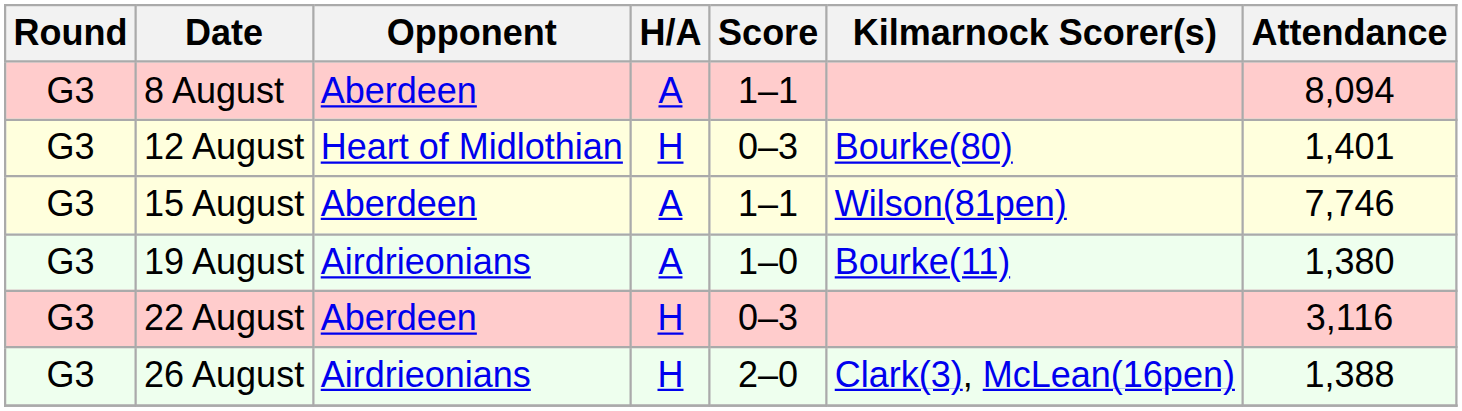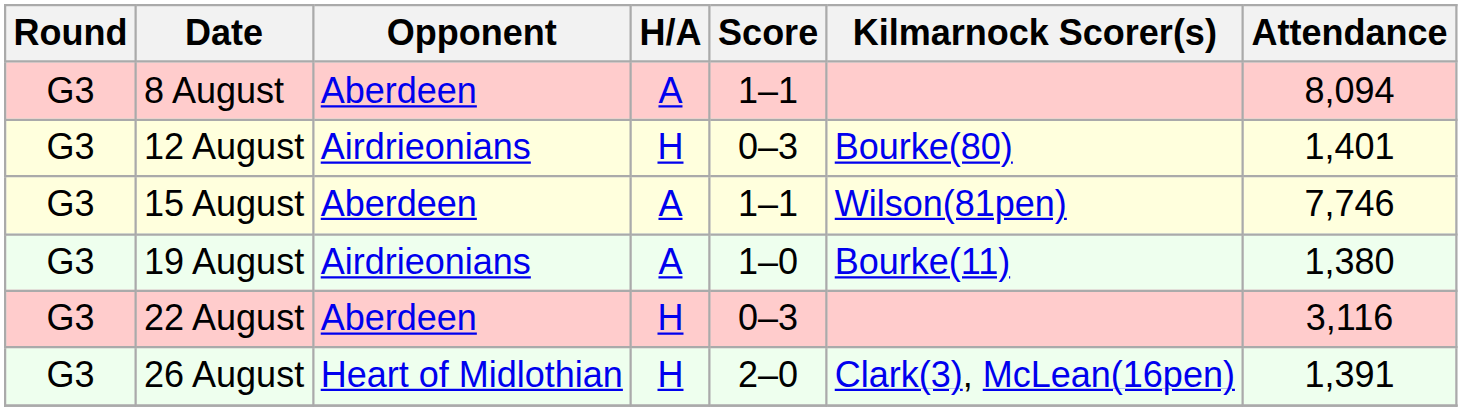(472, 147) Heart of Midlothian -> (426, 147) Airdrieonians
(426, 375) Airdrieonians -> (472, 375) Heart of Midlothian
(1350, 375) 1,388 -> (1350, 375) 1,391
